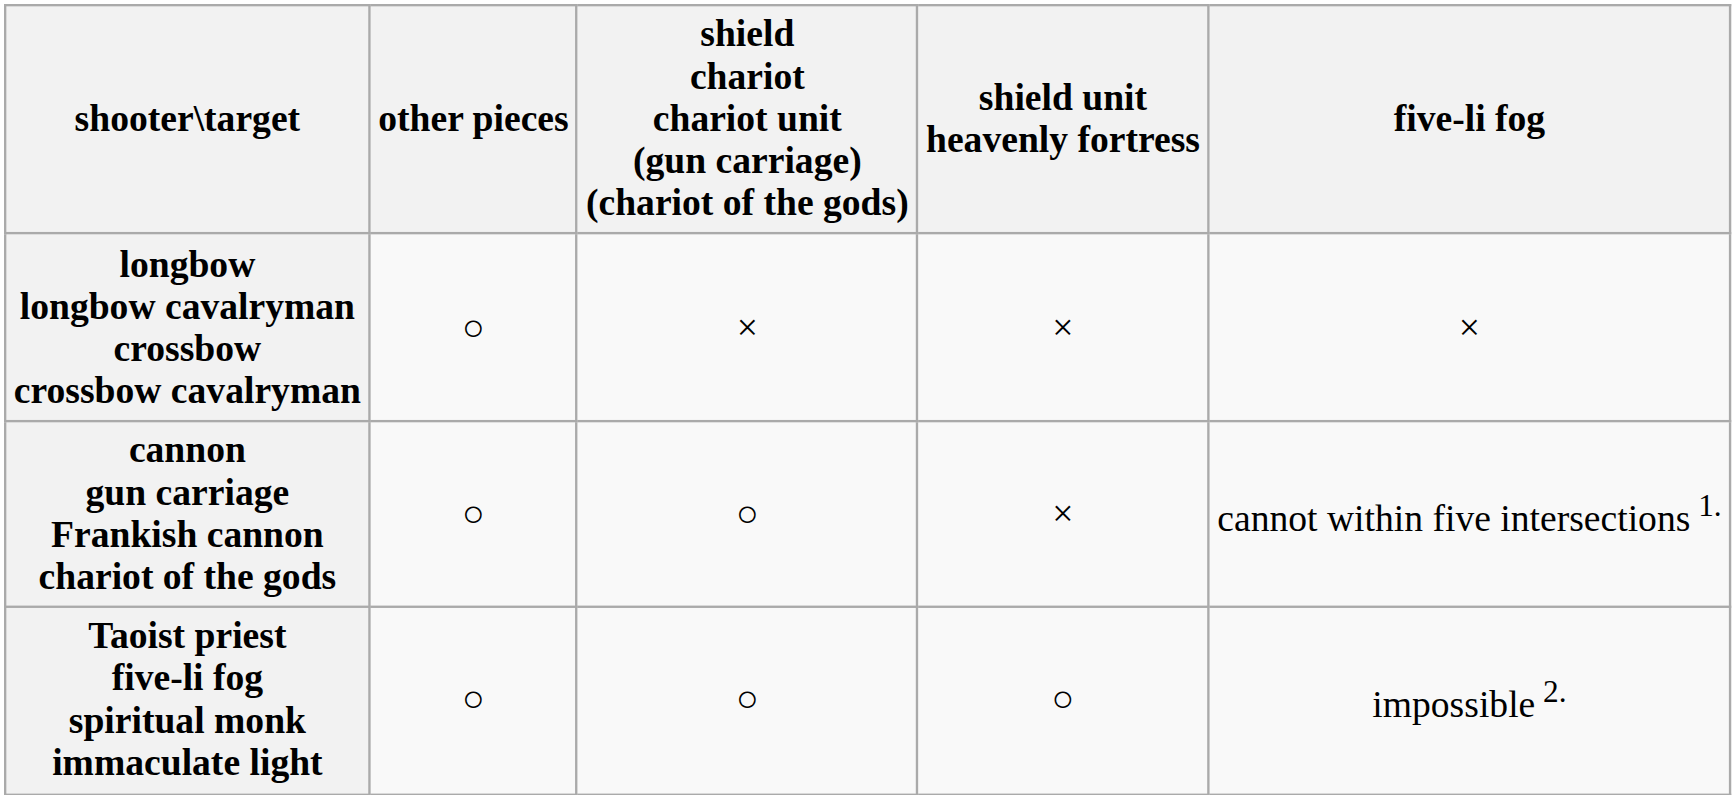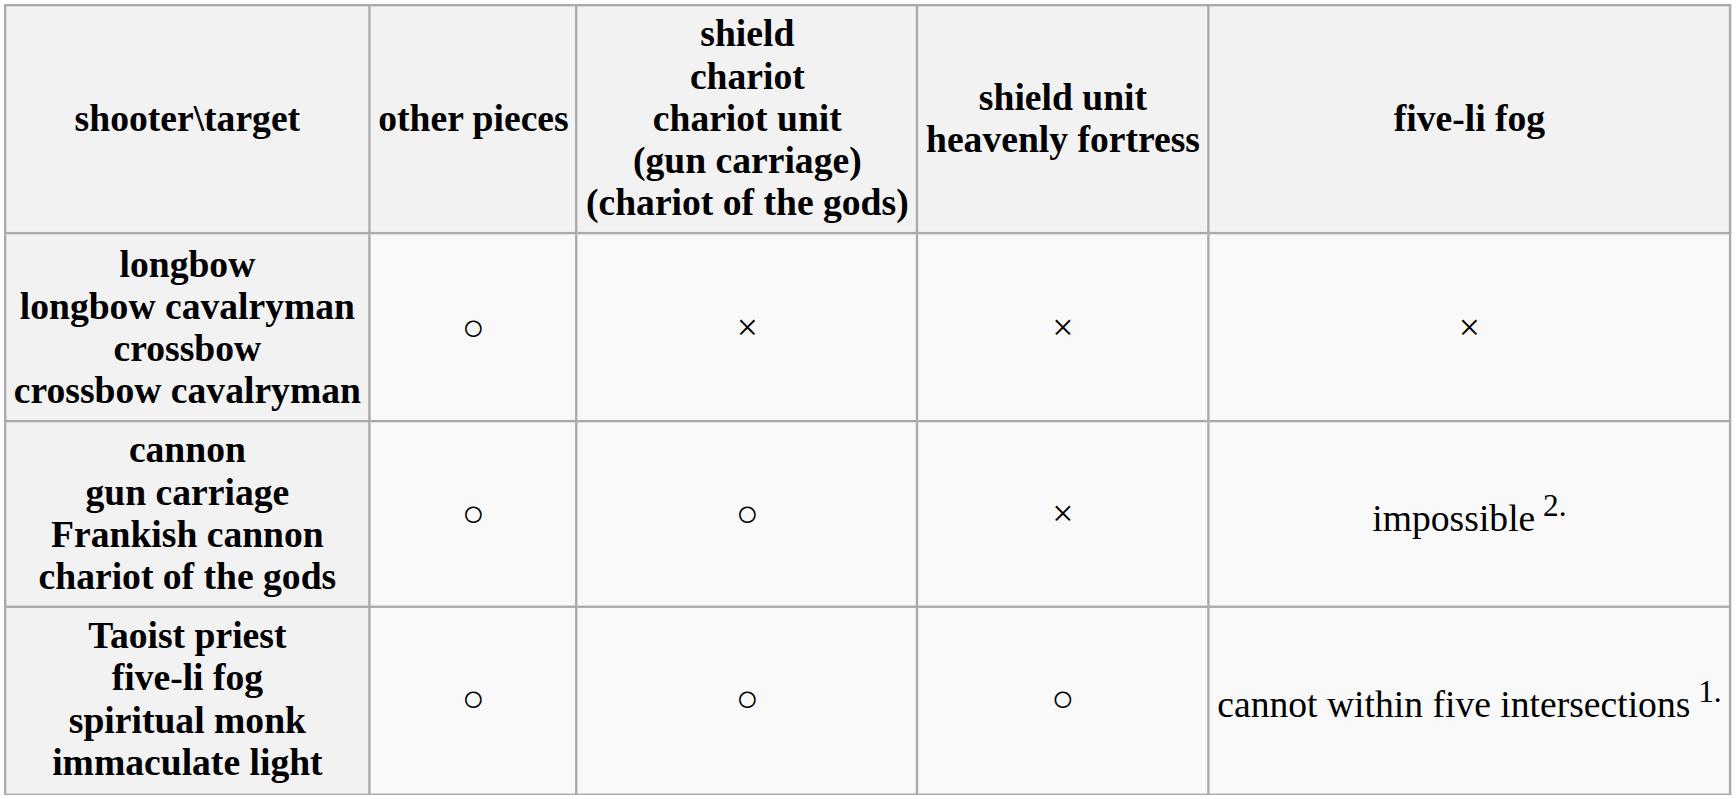(1469, 513) cannot within five intersections 1. -> (1469, 513) impossible 2.
(1469, 699) impossible 2. -> (1469, 699) cannot within five intersections 1.
